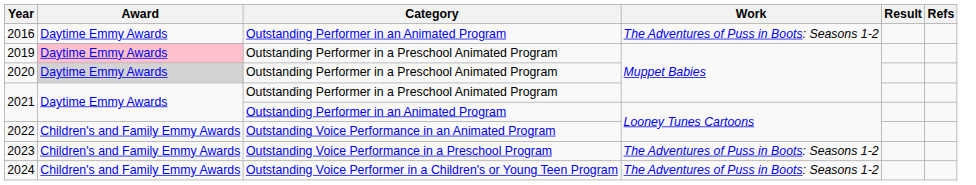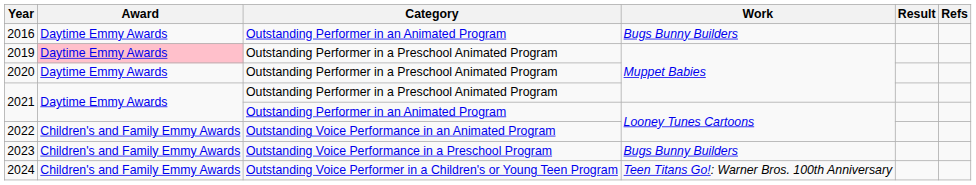(751, 33) The Adventures of Puss in Boots: Seasons 1-2 -> (681, 33) Bugs Bunny Builders
(104, 72) lightgrey background -> (104, 72) no background
(751, 151) The Adventures of Puss in Boots: Seasons 1-2 -> (681, 151) Bugs Bunny Builders
(751, 170) The Adventures of Puss in Boots: Seasons 1-2 -> (758, 170) Teen Titans Go!: Warner Bros. 100th Anniversary
